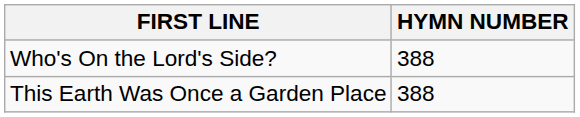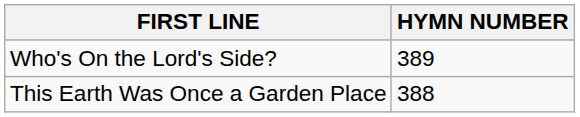(416, 58) 388 -> (416, 58) 389
